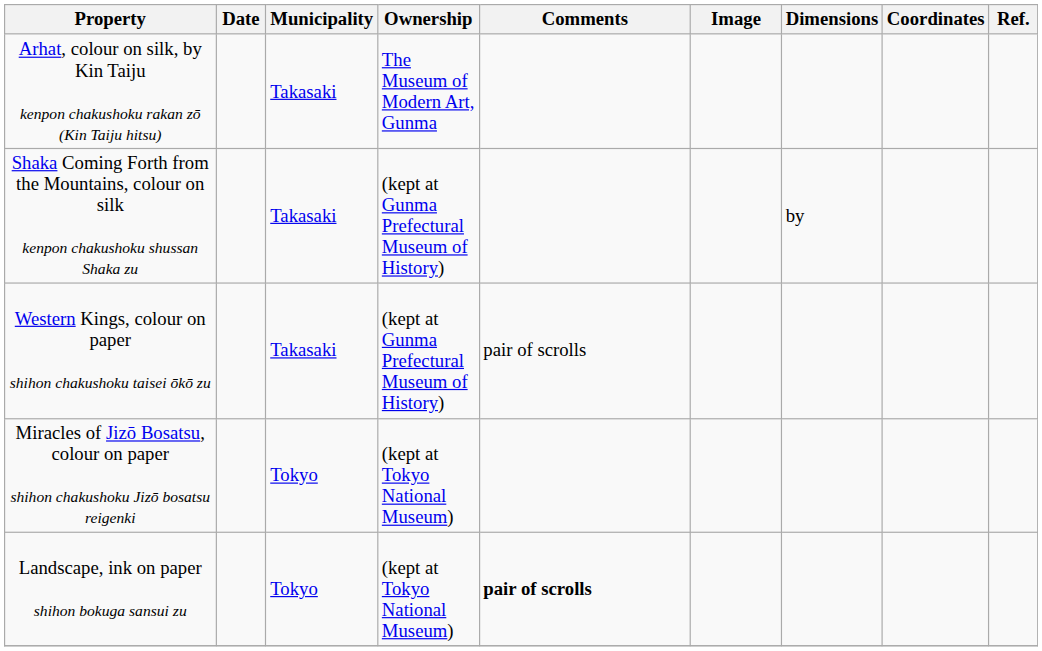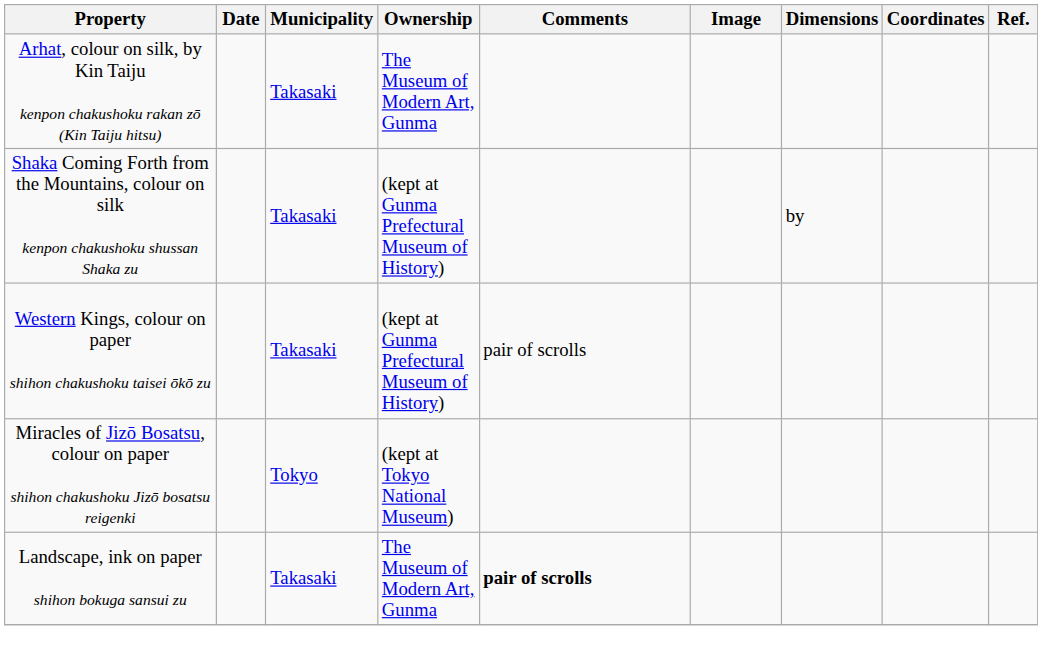(294, 588) Tokyo -> (303, 578) Takasaki
(418, 599) (kept at Tokyo National Museum) -> (428, 578) The Museum of Modern Art, Gunma
